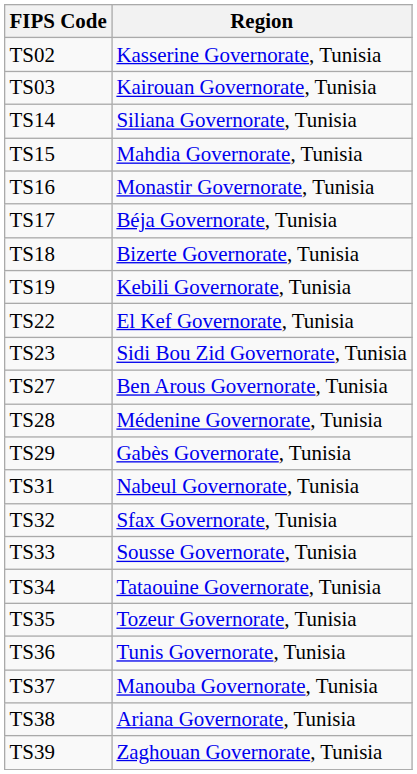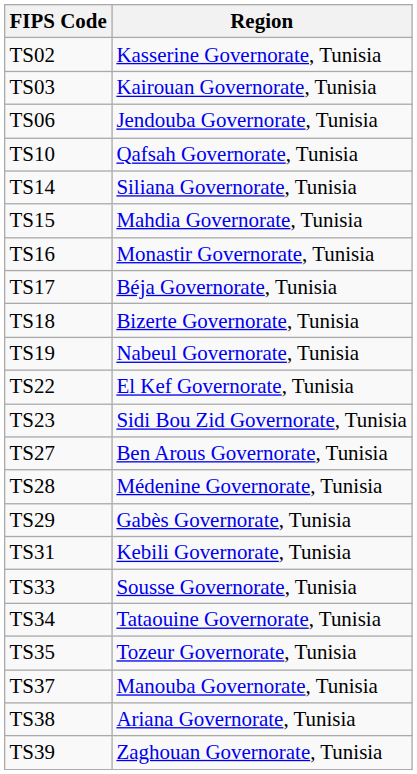+ row: (32, 120)
+ row: (32, 154)
(234, 287) Kebili Governorate, Tunisia -> (238, 353) Nabeul Governorate, Tunisia
(238, 486) Nabeul Governorate, Tunisia -> (234, 552) Kebili Governorate, Tunisia
- row: (32, 519)
- row: (32, 652)
